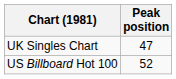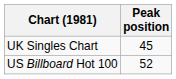(146, 45) 47 -> (146, 45) 45
